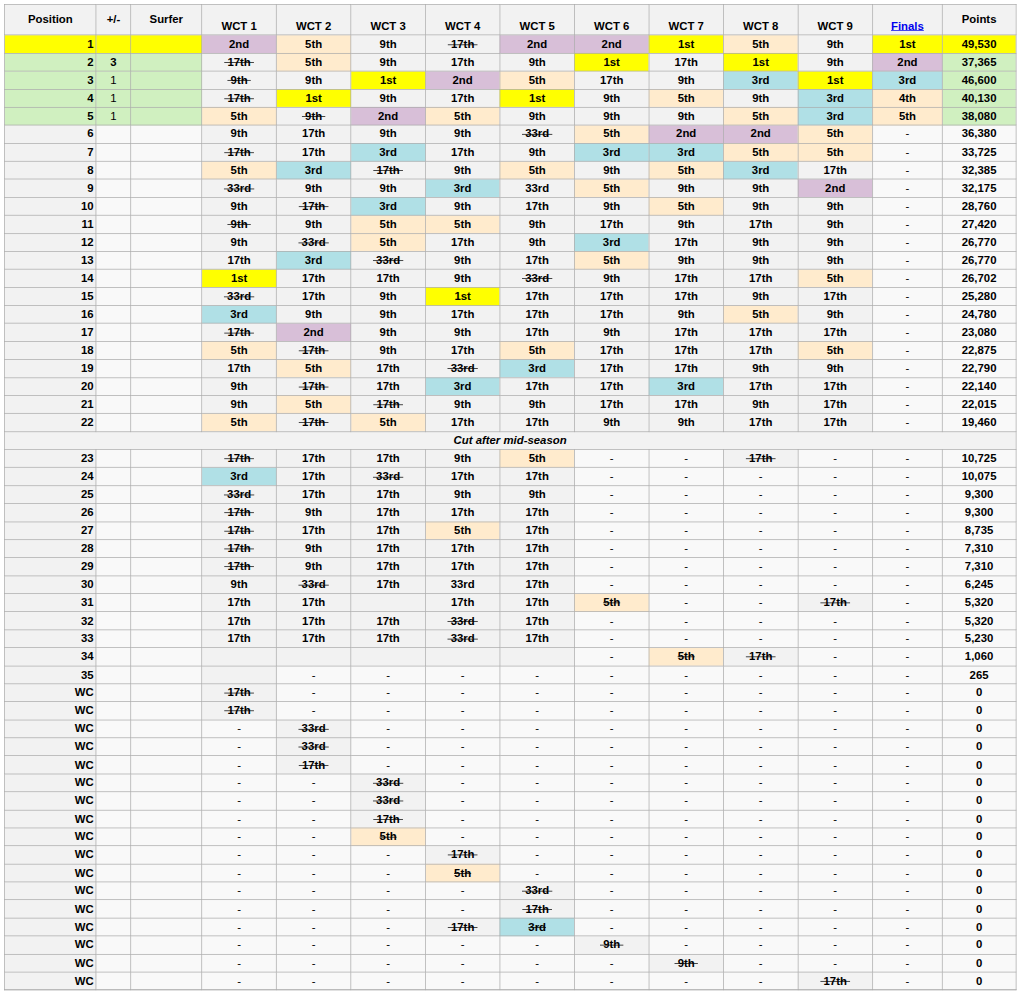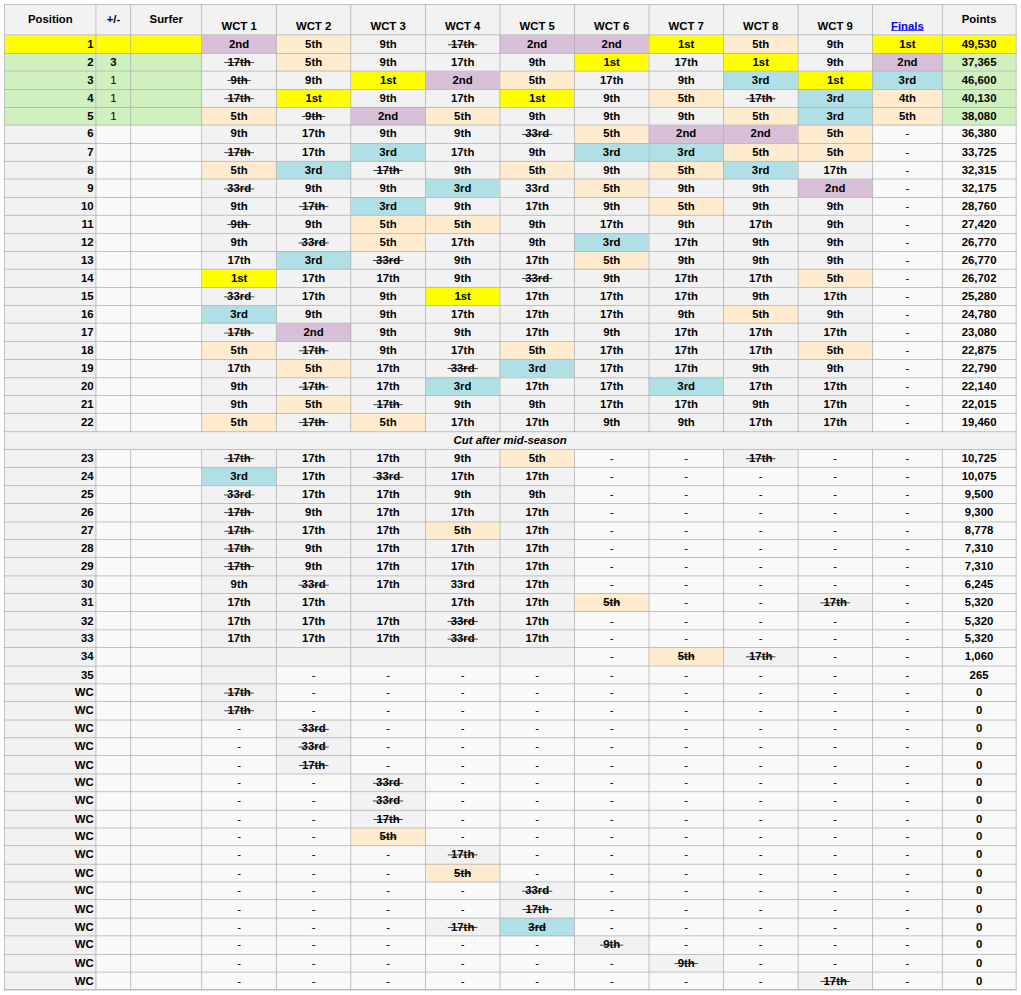(761, 98) 9th -> (761, 98) 17th
(979, 170) 32,385 -> (979, 170) 32,315
(979, 494) 9,300 -> (979, 494) 9,500
(979, 530) 8,735 -> (979, 530) 8,778
(979, 638) 5,230 -> (979, 638) 5,320
